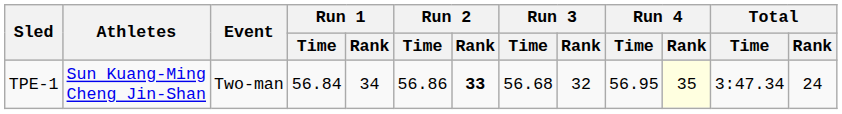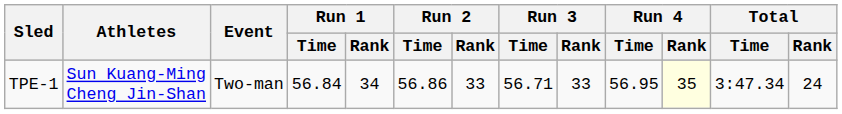(475, 84) bold -> (475, 84) normal
(528, 84) 56.68 -> (528, 84) 56.71
(581, 84) 32 -> (581, 84) 33
